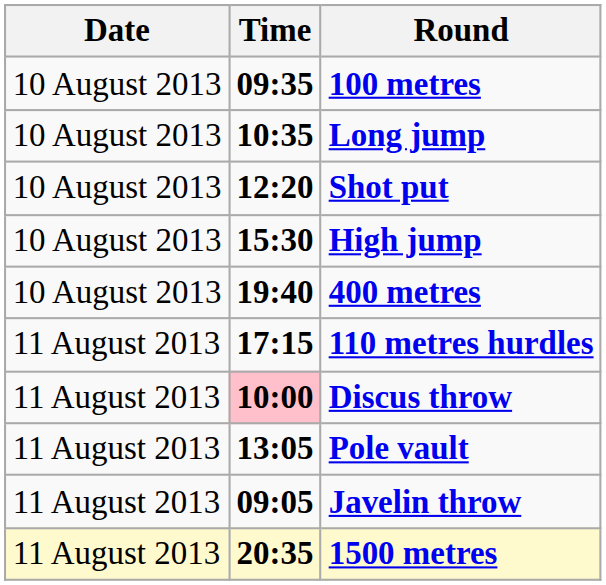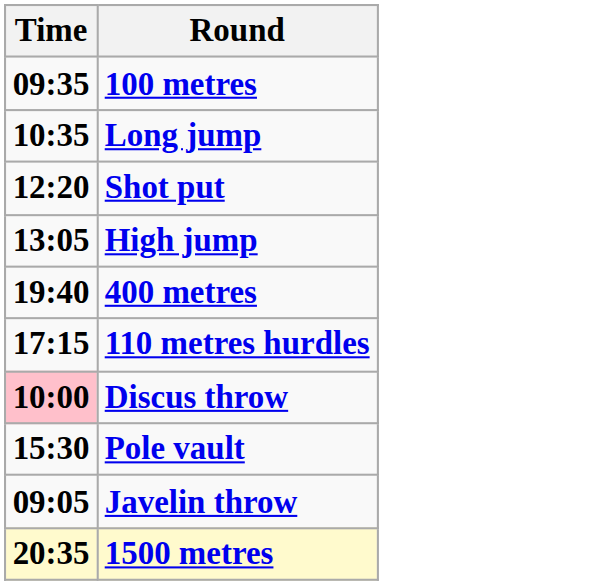- column: (117, 30)
(275, 239) 15:30 -> (51, 239) 13:05
(275, 448) 13:05 -> (51, 448) 15:30
